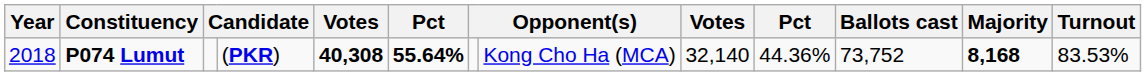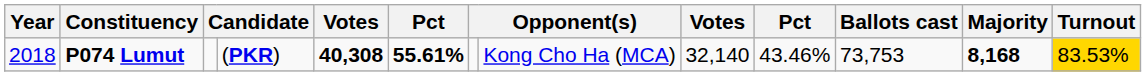(428, 54) 55.64% -> (428, 54) 55.61%
(795, 54) 44.36% -> (795, 54) 43.46%
(872, 54) 73,752 -> (872, 54) 73,753
(1093, 54) no background -> (1093, 54) gold background
